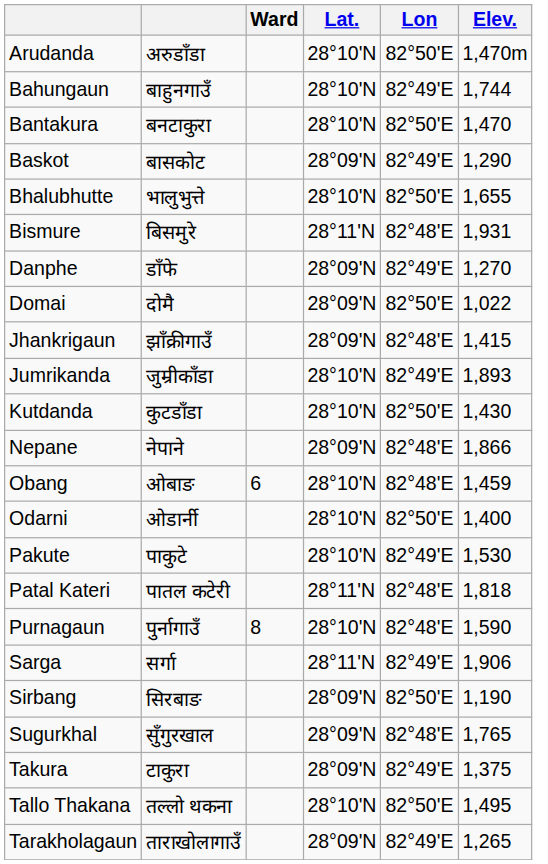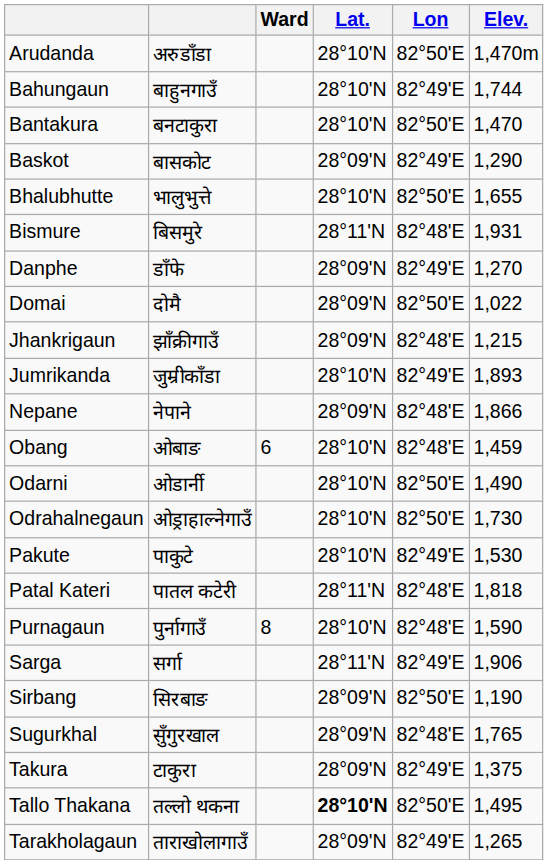(487, 340) 1,415 -> (498, 340) 1,215
- row: (51, 411)
(487, 519) 1,400 -> (498, 483) 1,490
+ row: (76, 519)
(342, 805) normal -> (353, 805) bold
